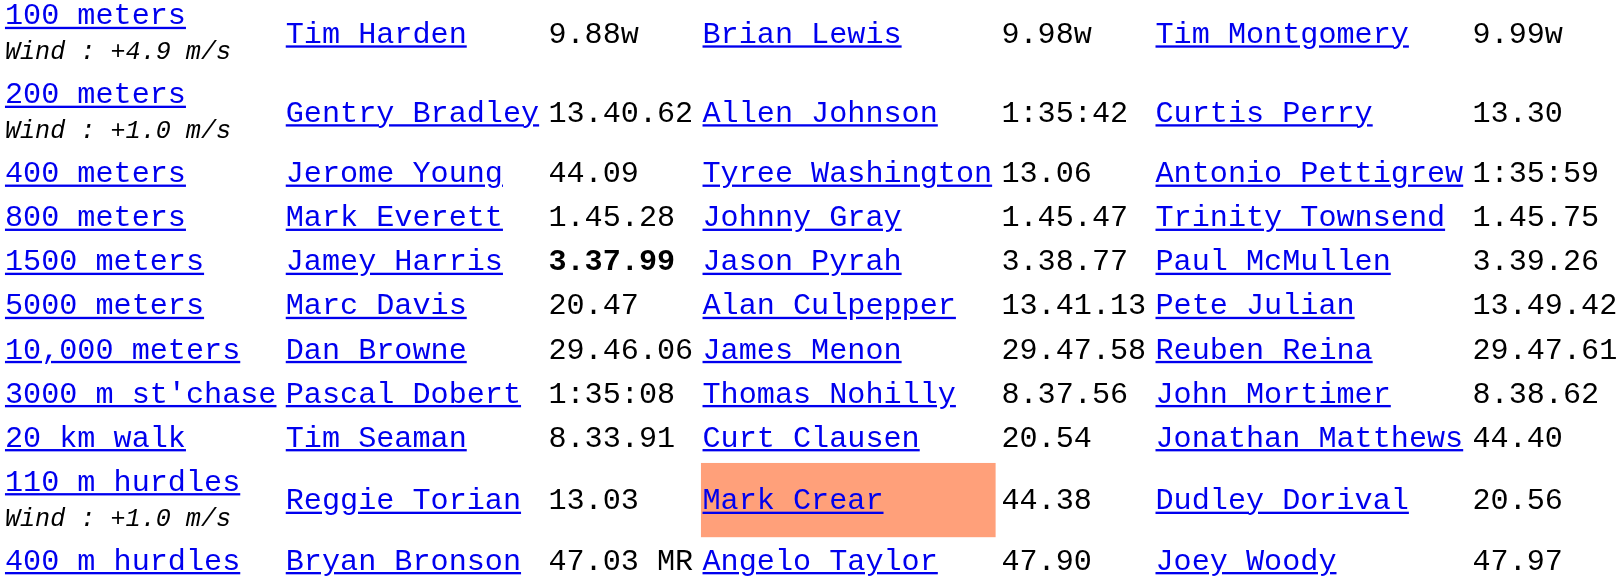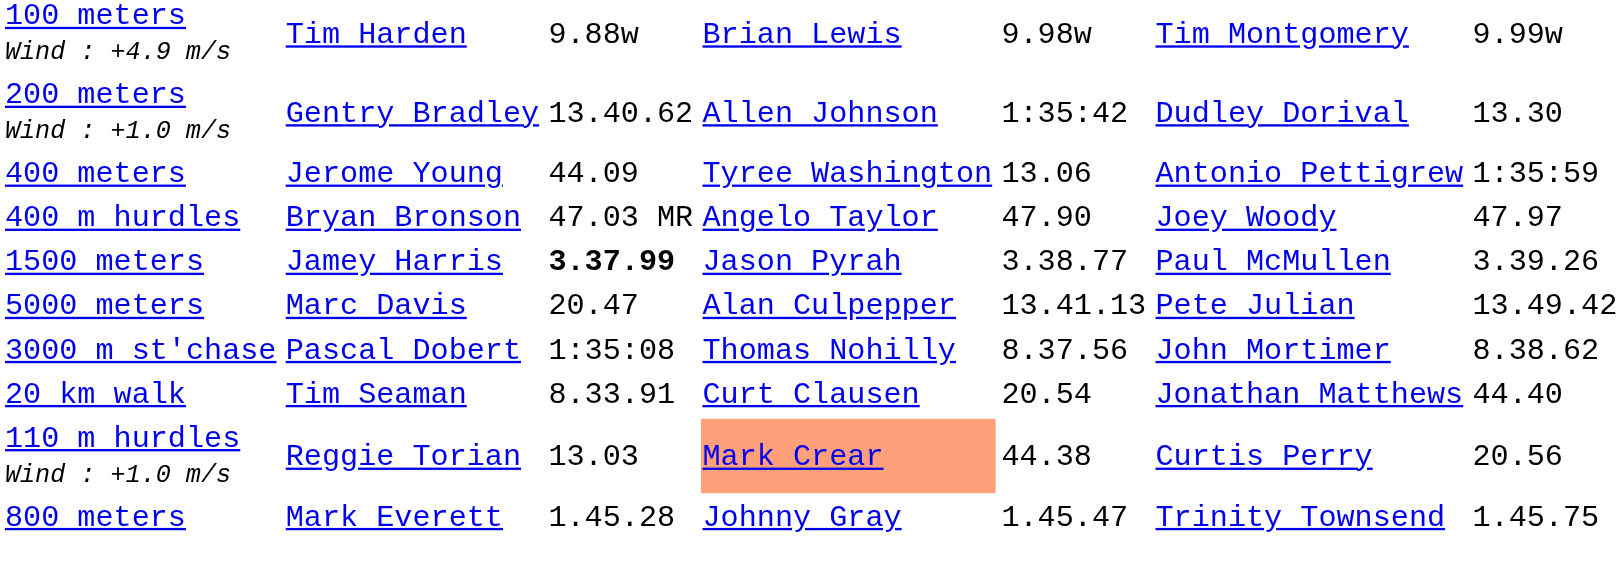(1264, 113) Curtis Perry -> (1282, 113) Dudley Dorival
rows swapped: (95, 218) <-> (123, 562)
- row: (123, 350)
(1282, 500) Dudley Dorival -> (1264, 456) Curtis Perry
